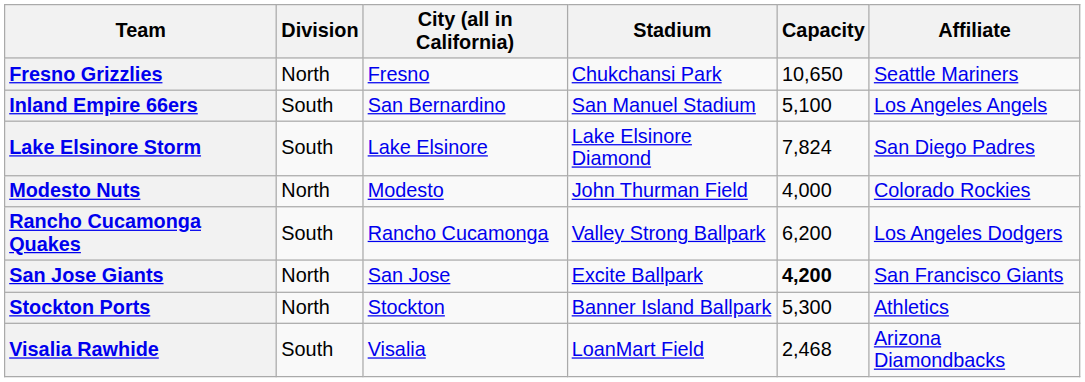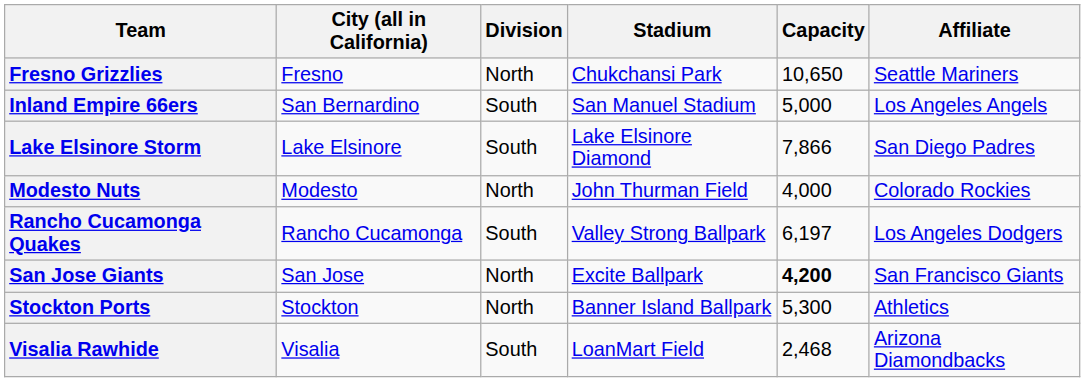columns swapped: (320, 31) <-> (465, 31)
(807, 105) 5,100 -> (807, 105) 5,000
(807, 148) 7,824 -> (807, 148) 7,866
(807, 233) 6,200 -> (807, 233) 6,197
